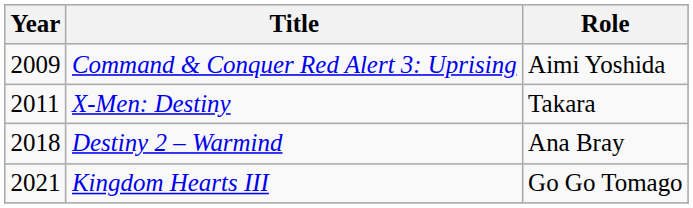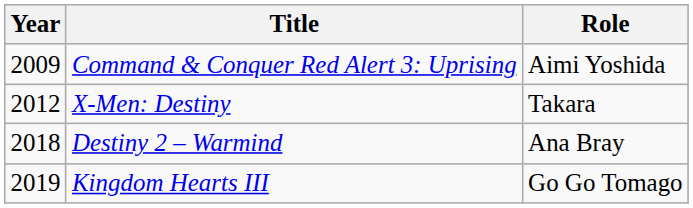(35, 103) 2011 -> (35, 103) 2012
(35, 182) 2021 -> (35, 182) 2019
